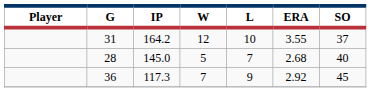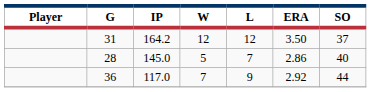(250, 39) 10 -> (250, 39) 12
(296, 39) 3.55 -> (296, 39) 3.50
(296, 58) 2.68 -> (296, 58) 2.86
(157, 77) 117.3 -> (157, 77) 117.0
(343, 77) 45 -> (343, 77) 44
